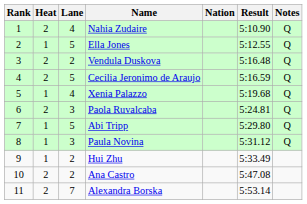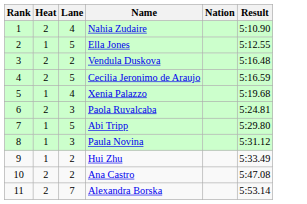- column: (287, 12)
